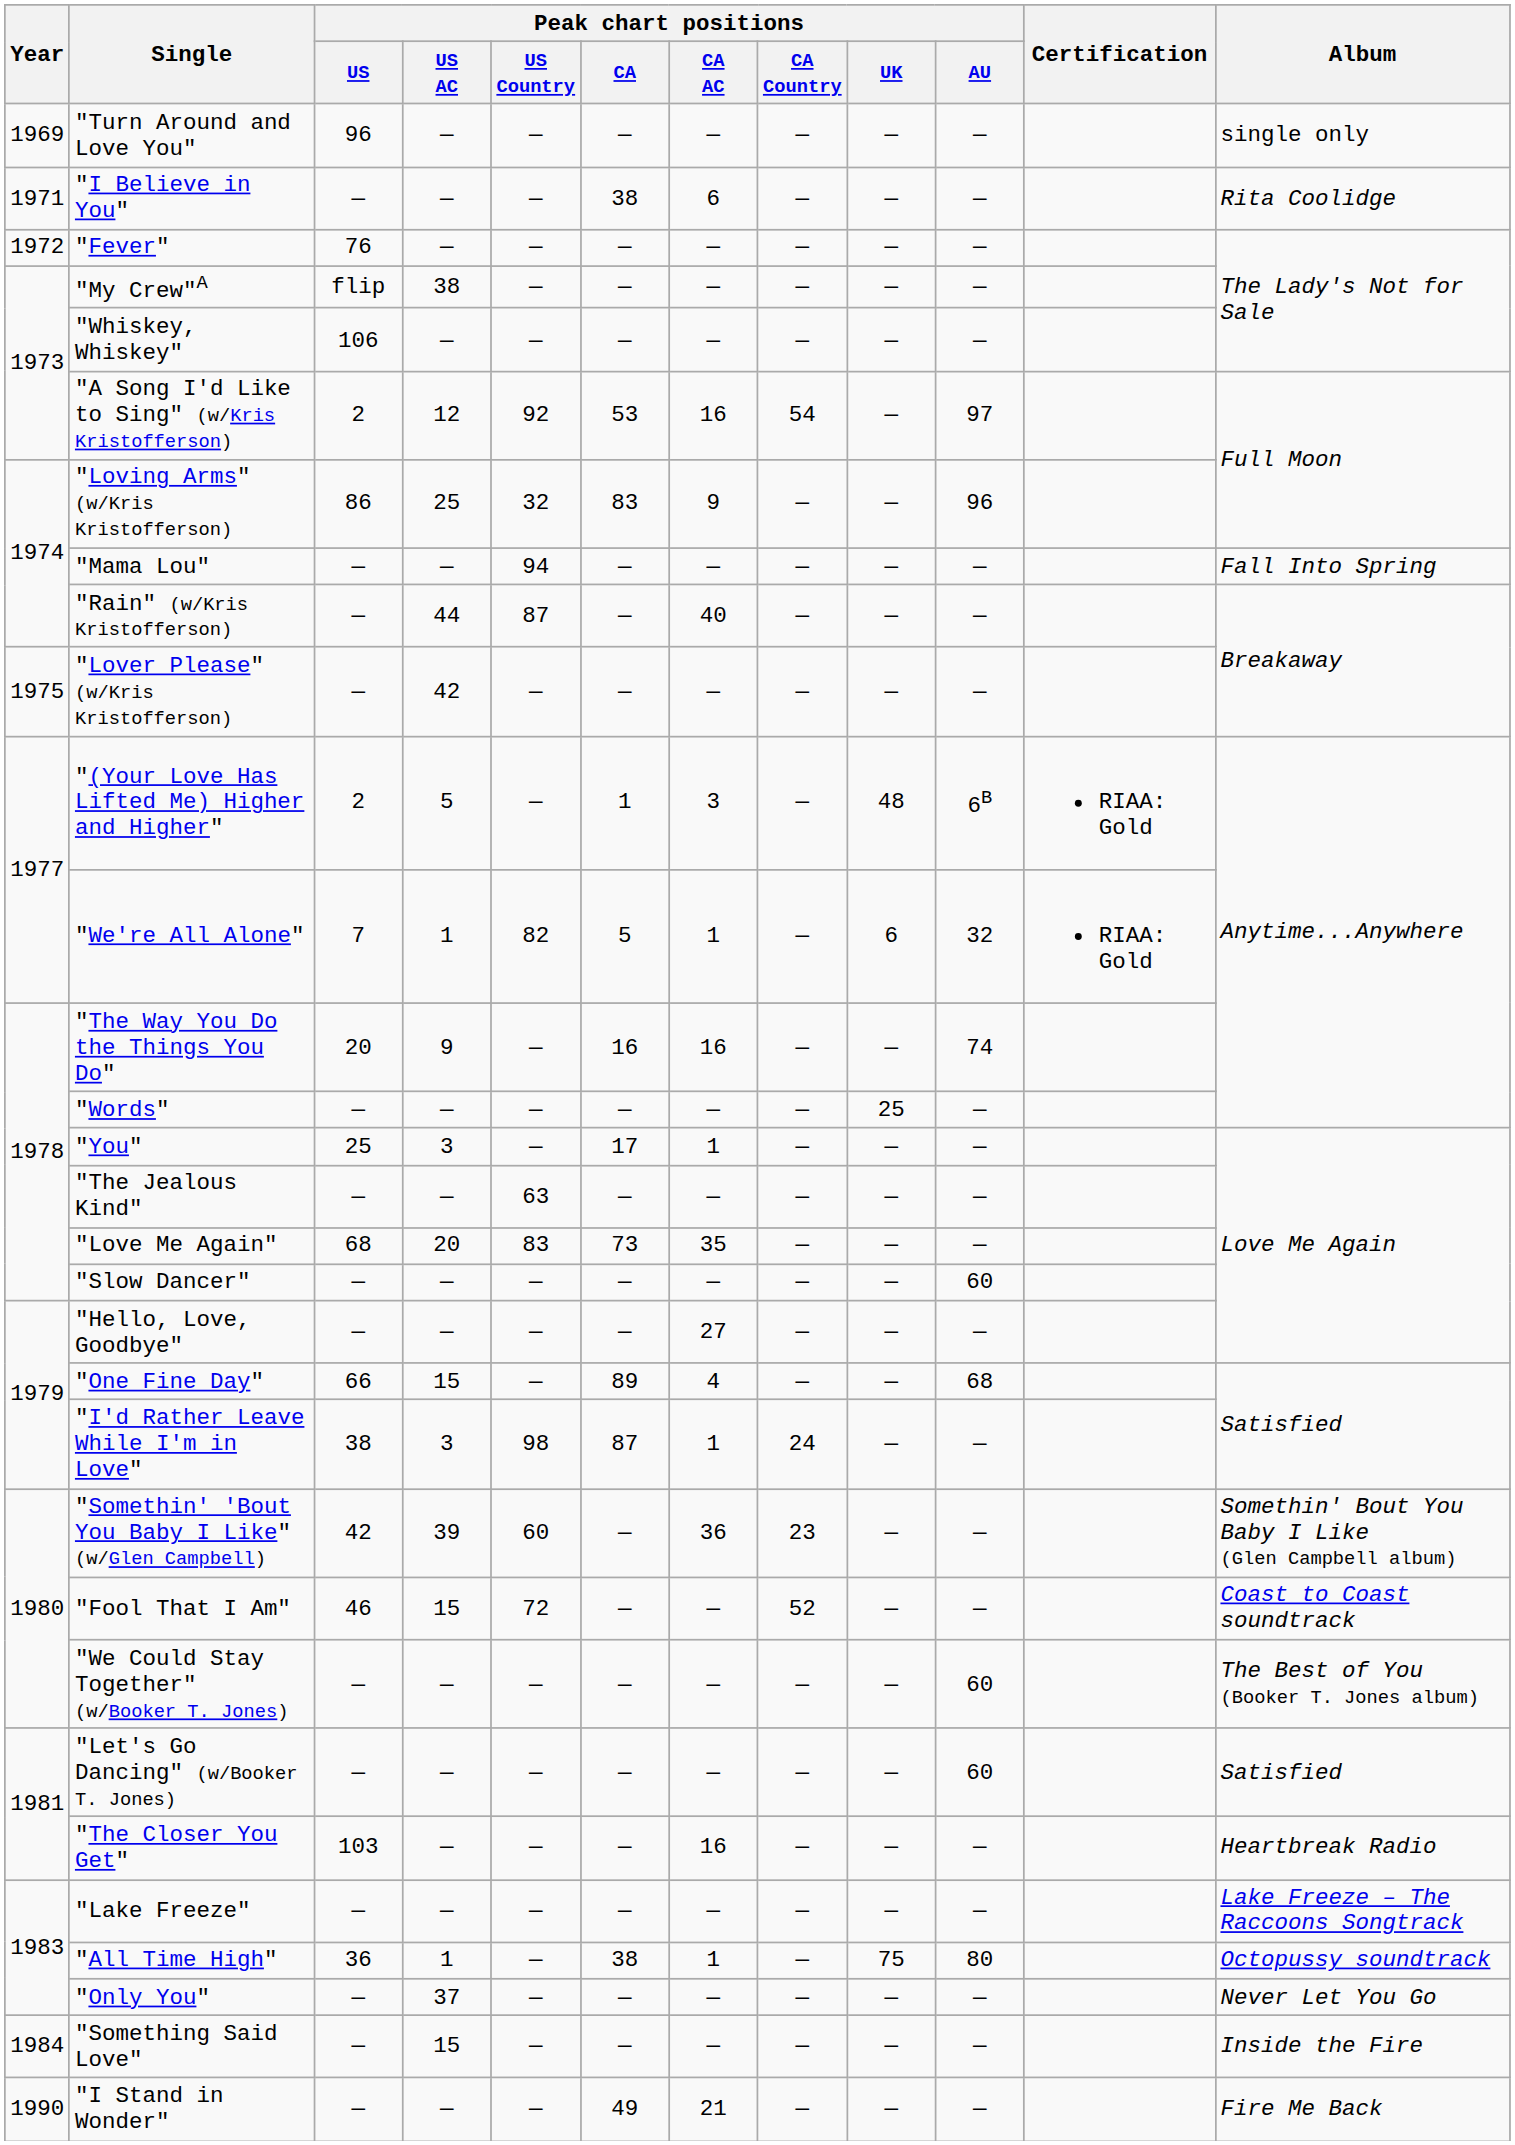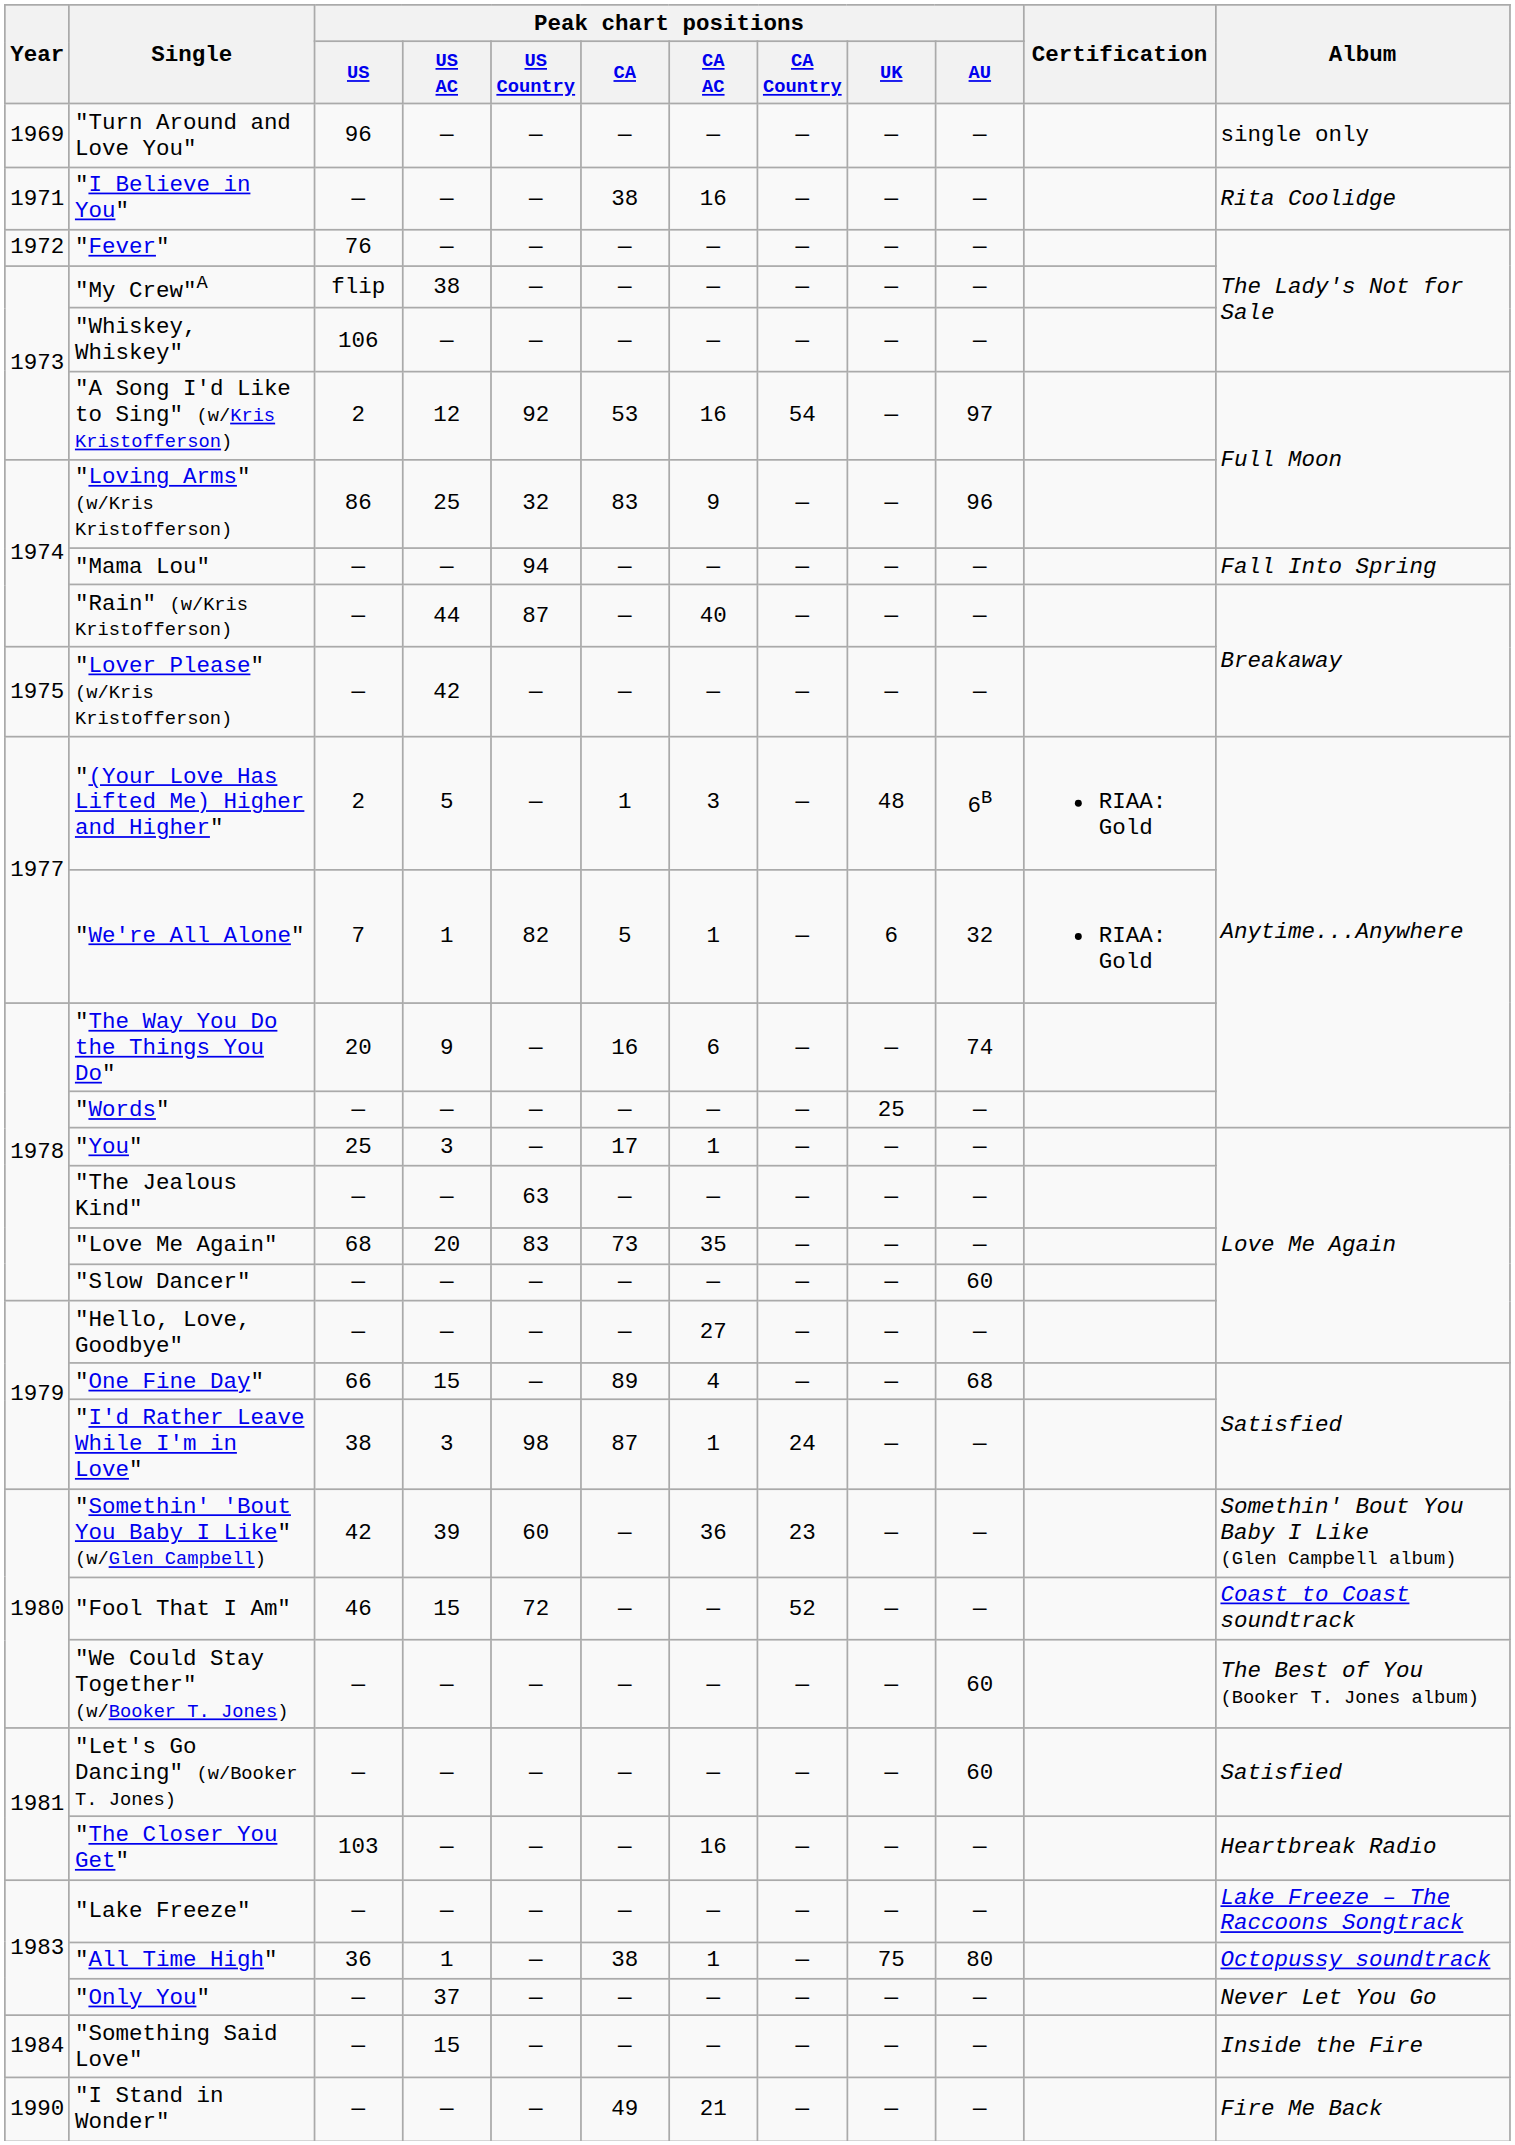(713, 198) 6 -> (713, 198) 16
(713, 1047) 16 -> (713, 1047) 6
